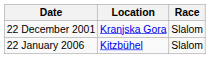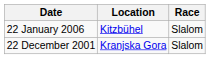rows swapped: (51, 29) <-> (45, 45)
